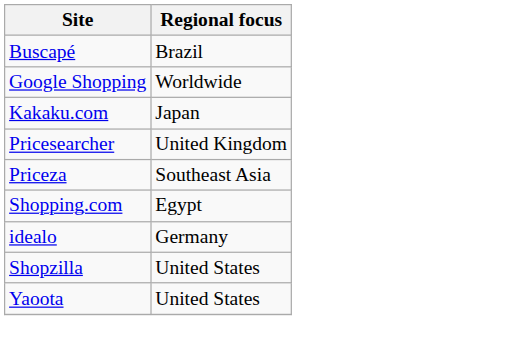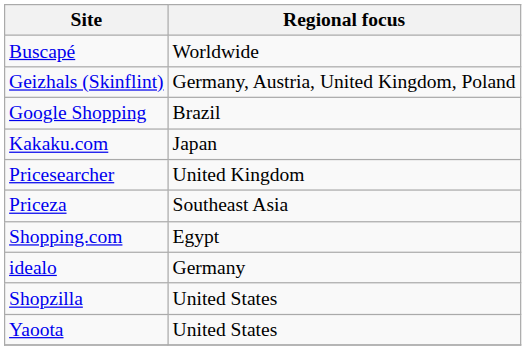(179, 50) Brazil -> (216, 50) Worldwide
+ row: (86, 81)
(198, 81) Worldwide -> (196, 112) Brazil
